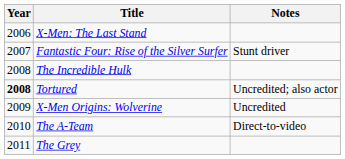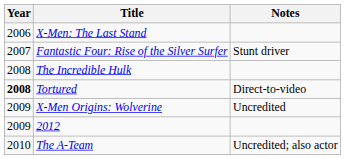(285, 88) Uncredited; also actor -> (270, 88) Direct-to-video
+ row: (48, 126)
(270, 126) Direct-to-video -> (285, 145) Uncredited; also actor
- row: (58, 145)
